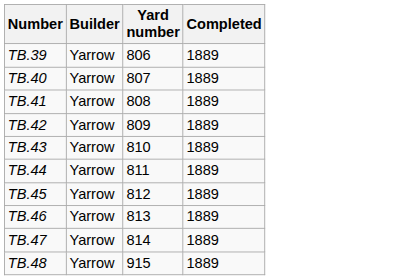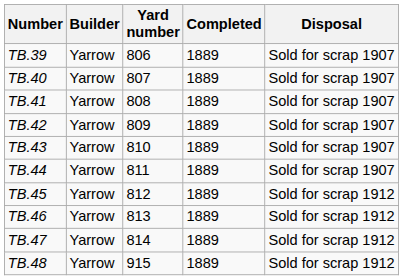+ column: (332, 24)
